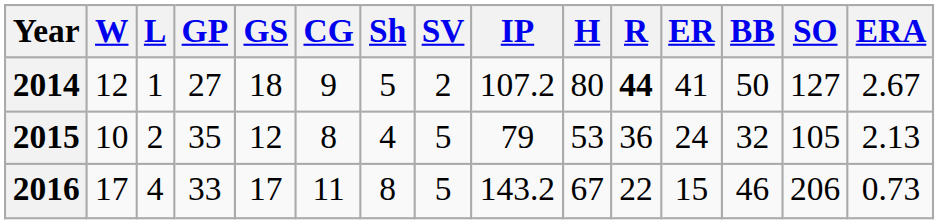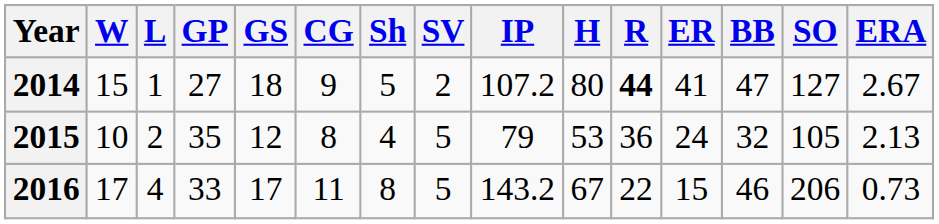(112, 84) 12 -> (112, 84) 15
(752, 84) 50 -> (752, 84) 47
